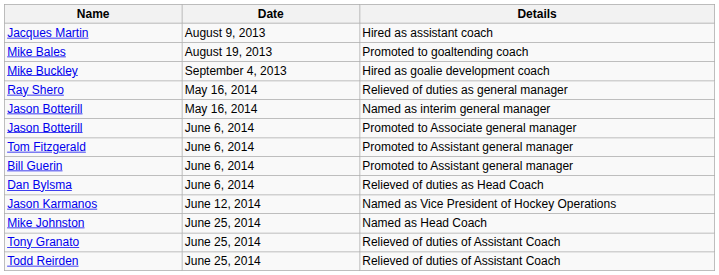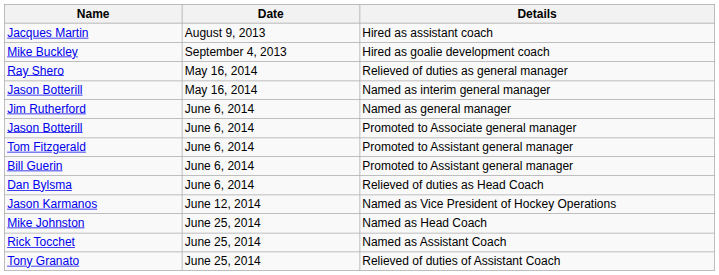- row: (36, 52)
+ row: (46, 109)
+ row: (41, 242)
- row: (43, 261)
